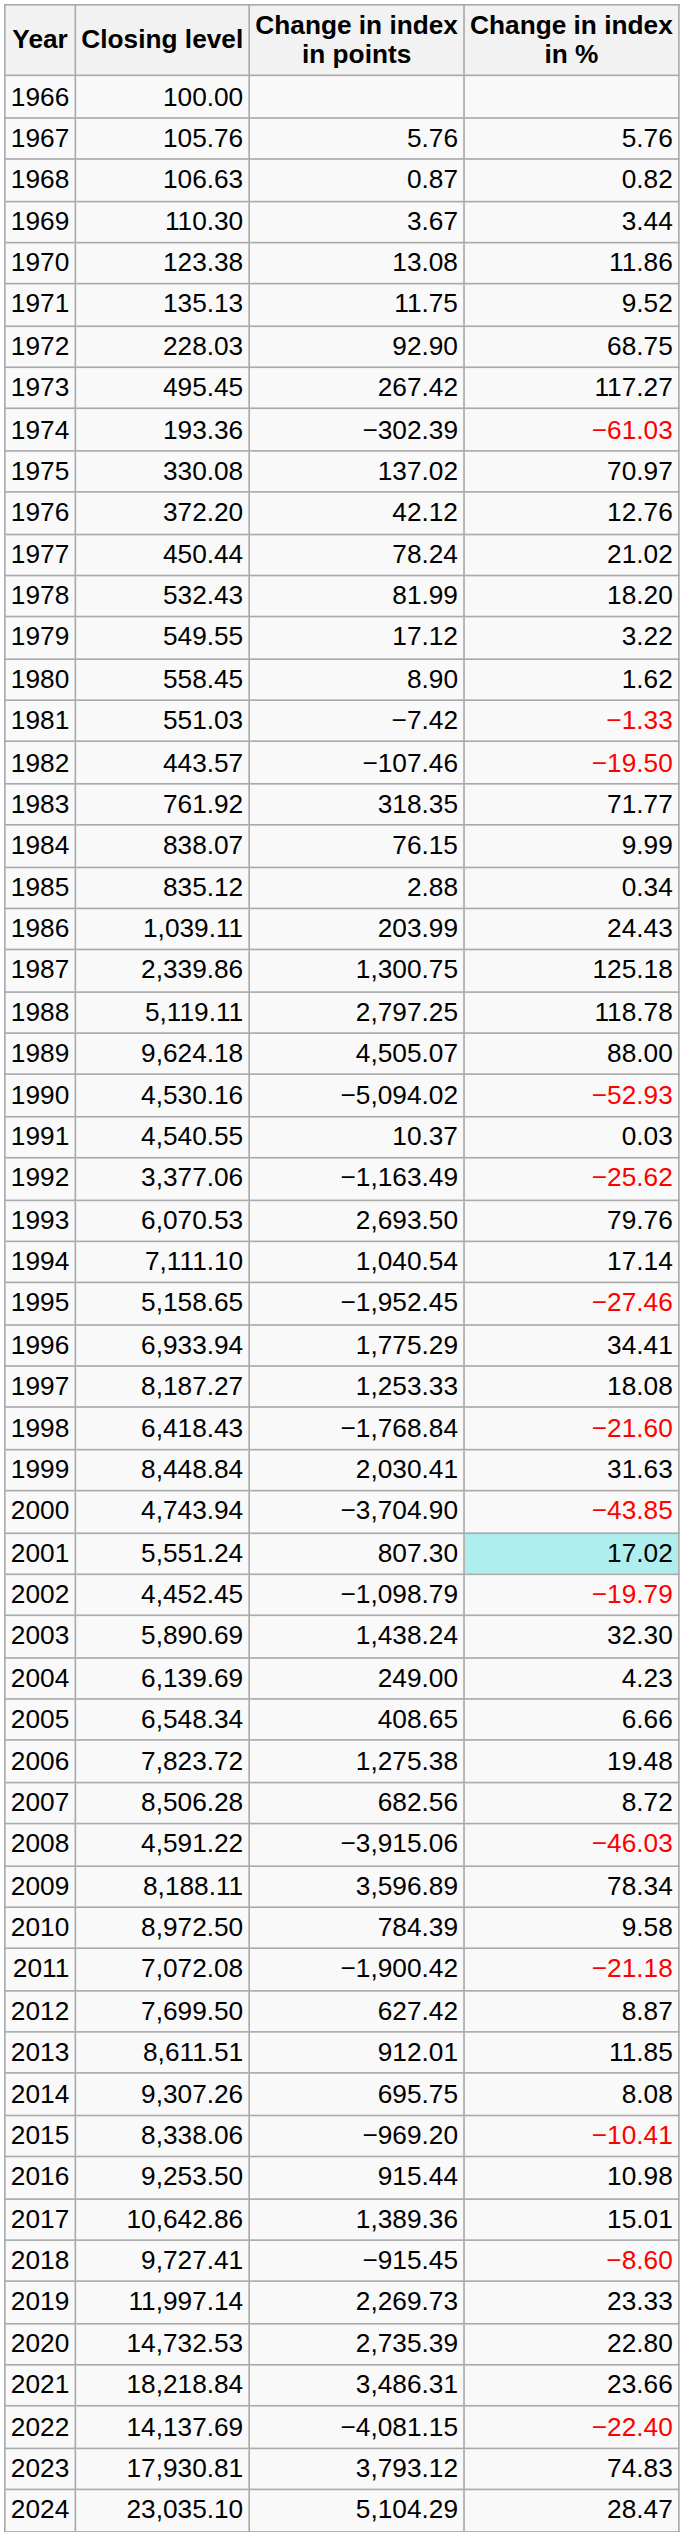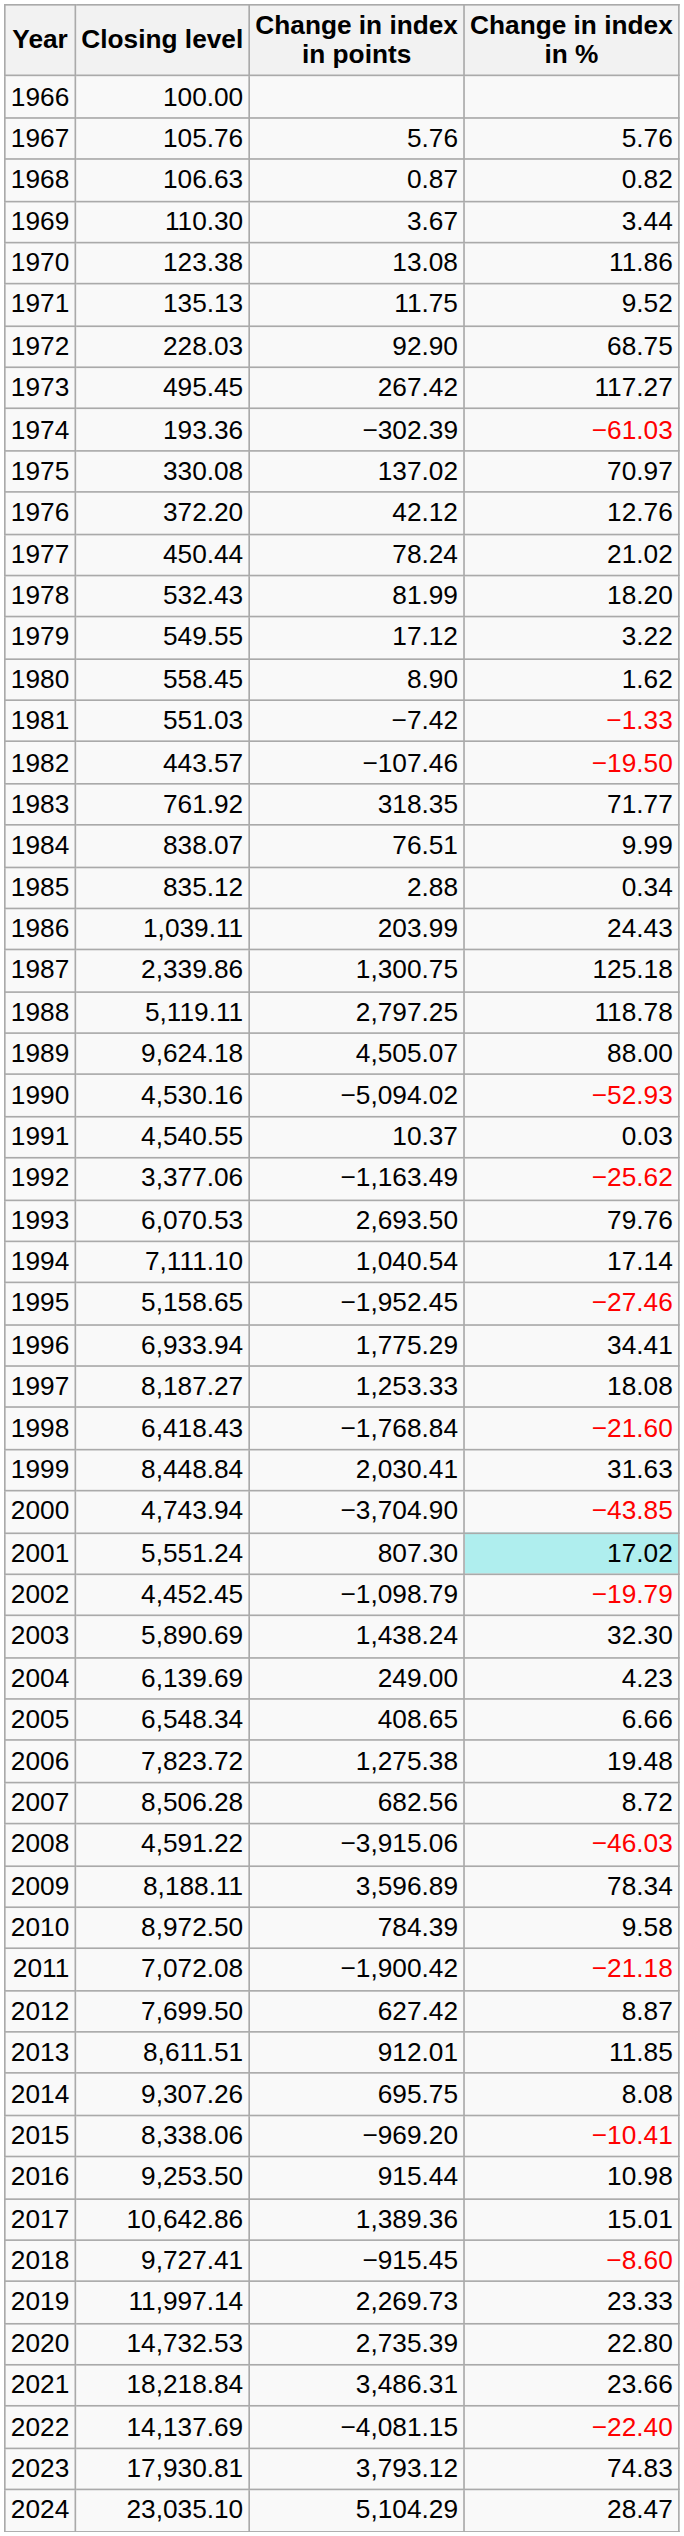(425, 845) 76.15 -> (425, 845) 76.51
